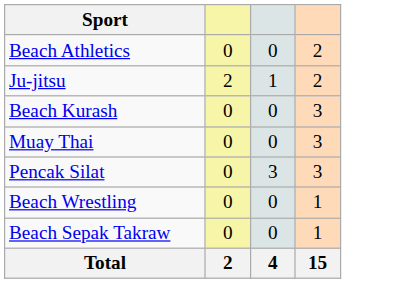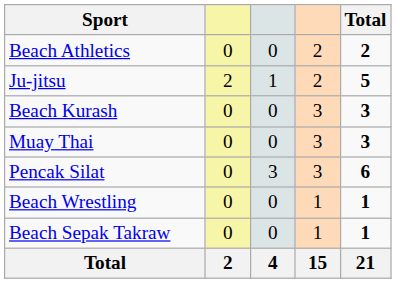+ column: (365, 19)
